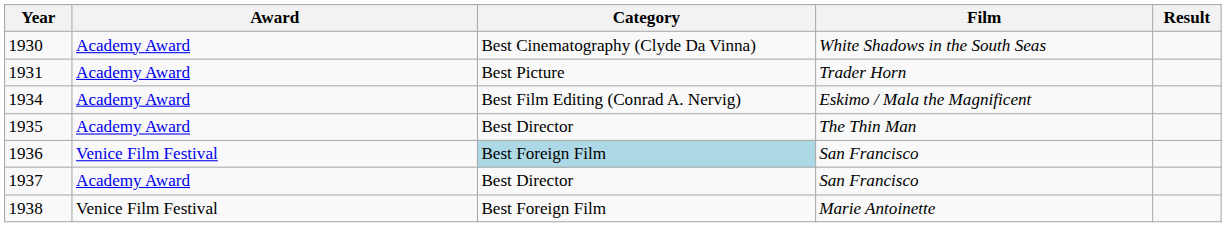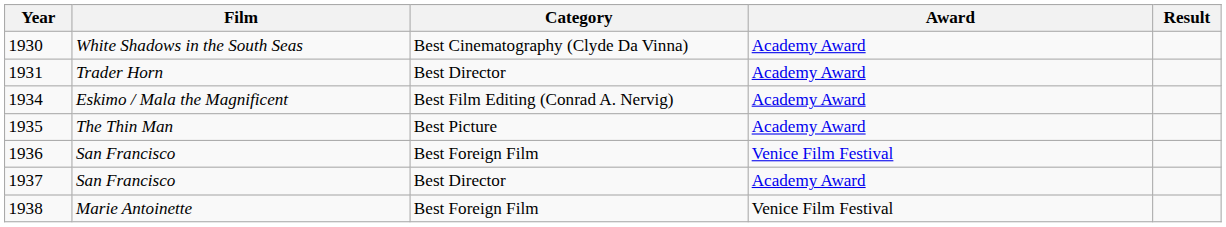columns swapped: (275, 18) <-> (984, 18)
(523, 72) Best Picture -> (460, 72) Best Director
(527, 126) Best Director -> (455, 126) Best Picture
(544, 153) lightblue background -> (476, 153) no background
